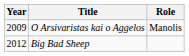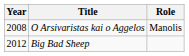(17, 28) 2009 -> (17, 28) 2008
